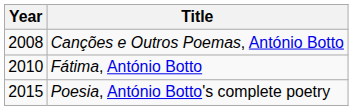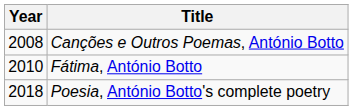(26, 92) 2015 -> (26, 92) 2018
